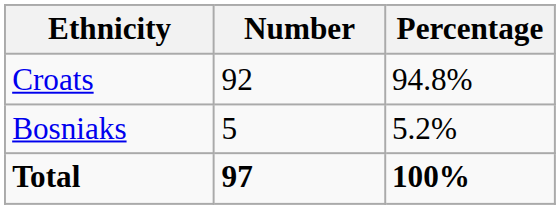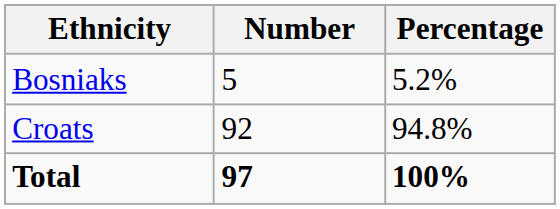rows swapped: (53, 78) <-> (69, 128)
